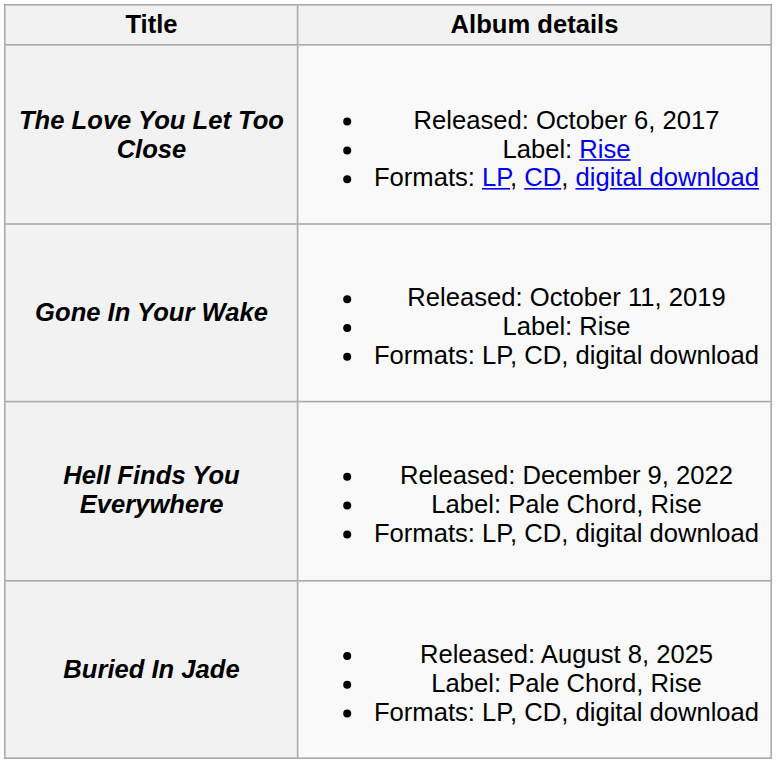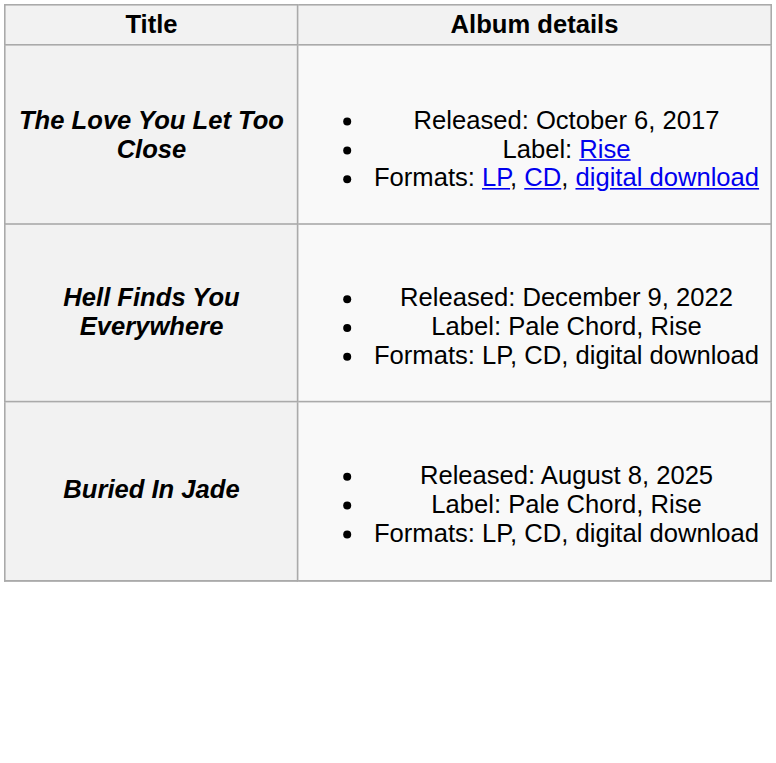- row: (151, 312)
